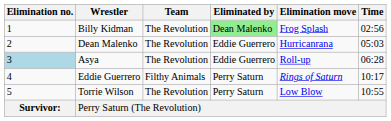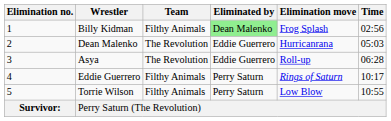(176, 28) The Revolution -> (175, 28) Filthy Animals
(9, 60) lightblue background -> (9, 60) no background
(176, 92) The Revolution -> (175, 92) Filthy Animals
